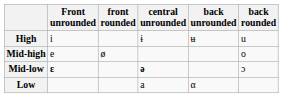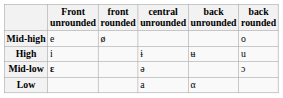rows swapped: (26, 38) <-> (26, 54)
(142, 69) bold -> (142, 69) normal
